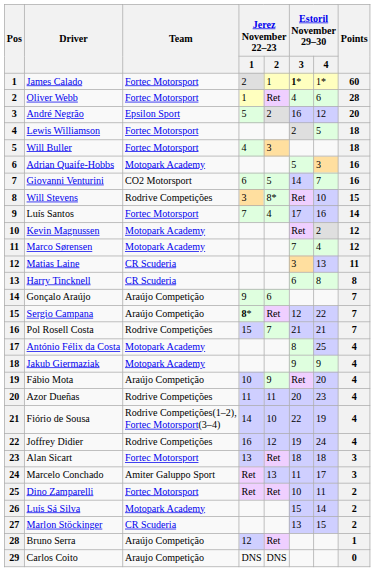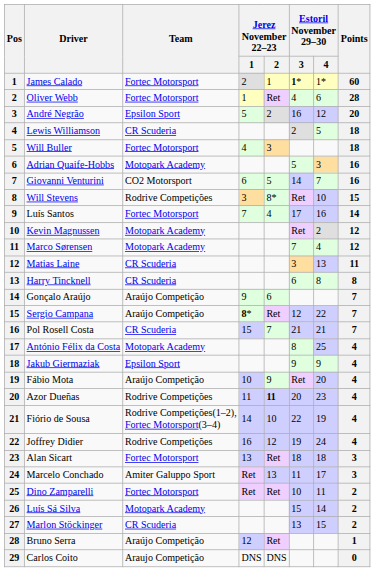(162, 130) Fortec Motorsport -> (151, 130) CR Scuderia
(169, 330) Rodrive Competições -> (151, 330) CR Scuderia
(165, 363) Motopark Academy -> (153, 363) Epsilon Sport
(271, 396) normal -> (271, 396) bold
